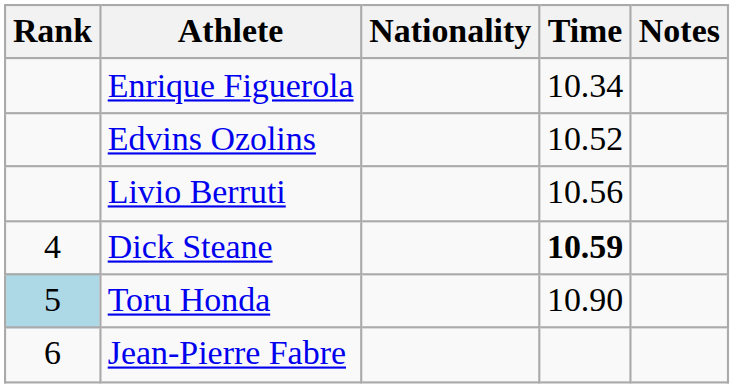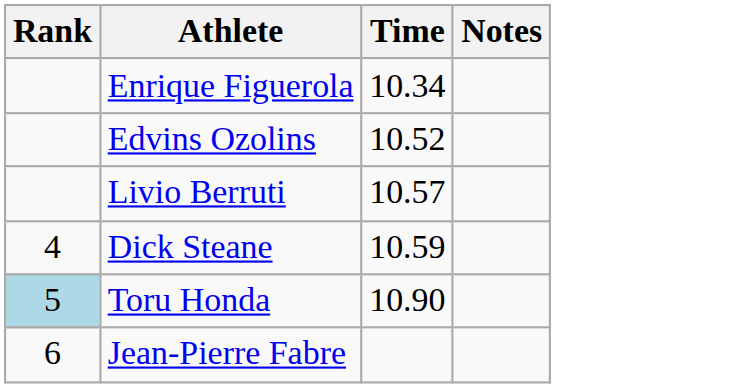- column: (450, 31)
(585, 192) 10.56 -> (407, 192) 10.57
(585, 246) bold -> (407, 246) normal
